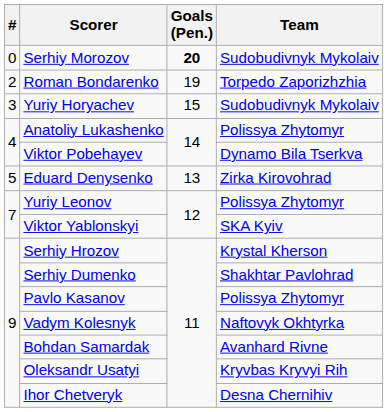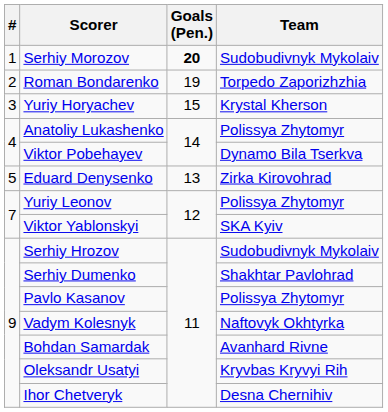(12, 57) 0 -> (12, 57) 1
(299, 105) Sudobudivnyk Mykolaiv -> (274, 105) Krystal Kherson
(274, 250) Krystal Kherson -> (299, 250) Sudobudivnyk Mykolaiv
